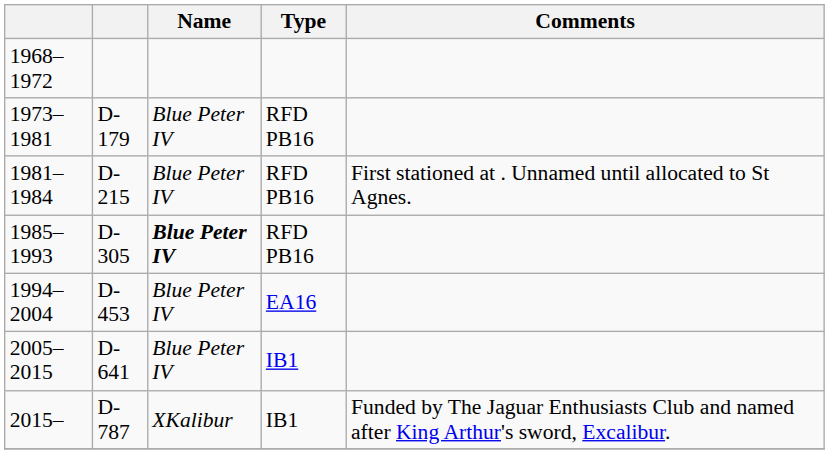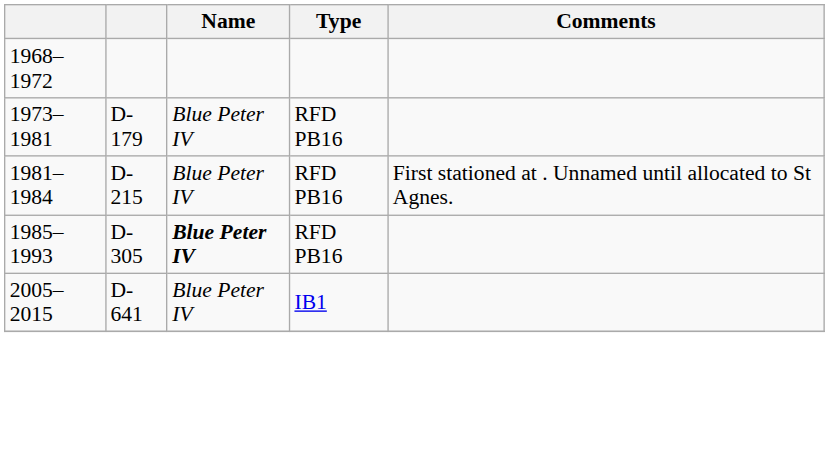- row: (37, 302)
- row: (37, 419)
